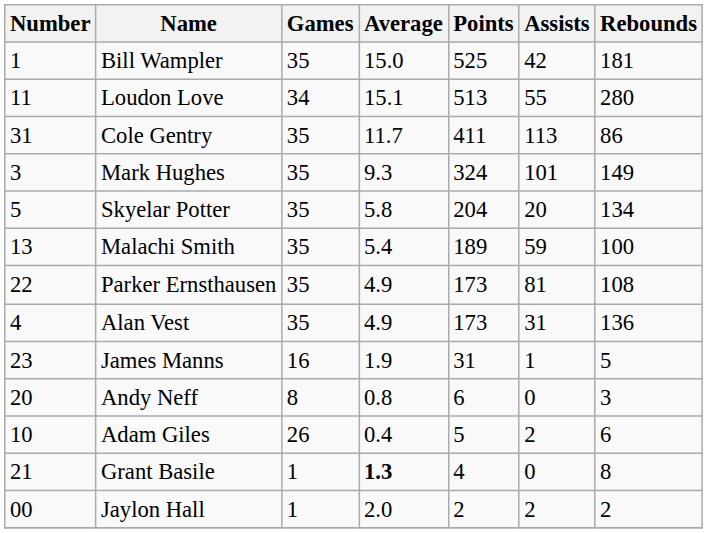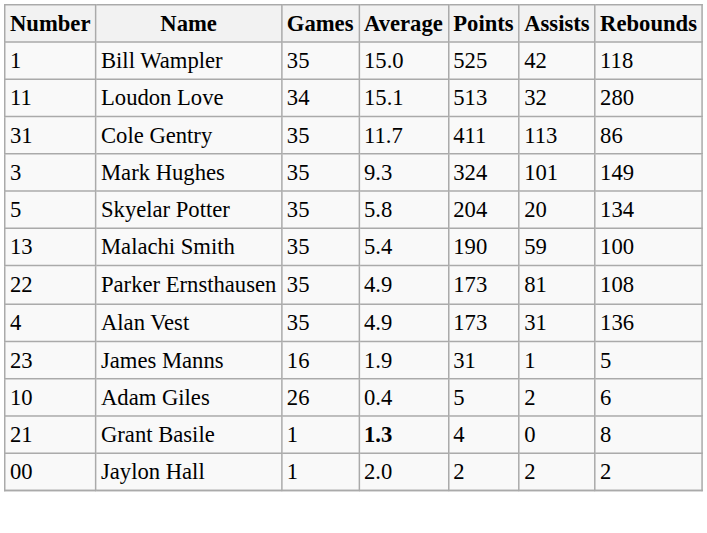(617, 60) 181 -> (617, 60) 118
(535, 98) 55 -> (535, 98) 32
(470, 247) 189 -> (470, 247) 190
- row: (149, 396)
